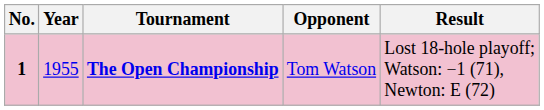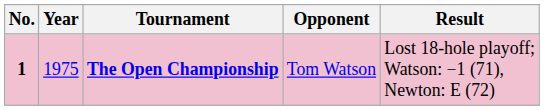(61, 69) 1955 -> (61, 69) 1975
